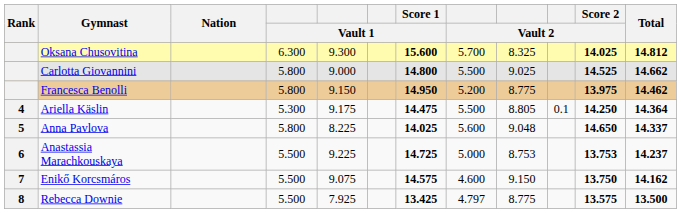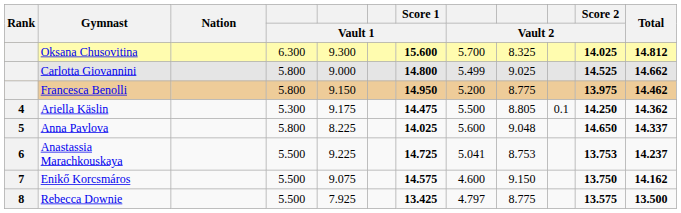(471, 71) 5.500 -> (471, 71) 5.499
(651, 109) 14.364 -> (651, 109) 14.362
(471, 153) 5.000 -> (471, 153) 5.041
